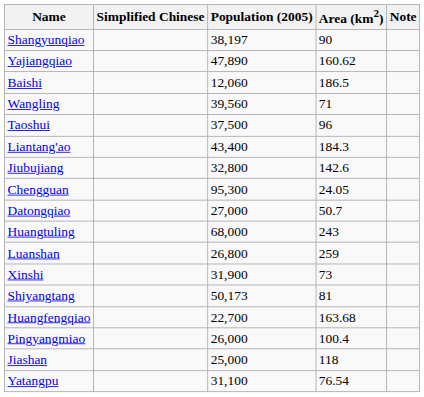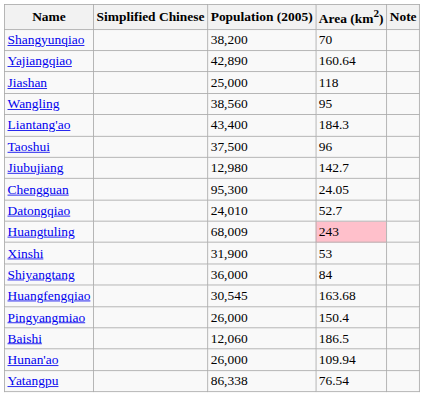(229, 40) 38,197 -> (229, 40) 38,200
(326, 40) 90 -> (326, 40) 70
(229, 61) 47,890 -> (229, 61) 42,890
(337, 61) 160.62 -> (337, 61) 160.64
rows swapped: (25, 82) <-> (27, 359)
(229, 104) 39,560 -> (229, 104) 38,560
(326, 104) 71 -> (326, 104) 95
rows swapped: (29, 125) <-> (39, 146)
(229, 167) 32,800 -> (229, 167) 12,980
(334, 167) 142.6 -> (334, 167) 142.7
(229, 210) 27,000 -> (229, 210) 24,010
(331, 210) 50.7 -> (331, 210) 52.7
(229, 231) 68,000 -> (229, 231) 68,009
(329, 231) no background -> (329, 231) pink background
- row: (34, 253)
(326, 274) 73 -> (326, 253) 53
(229, 295) 50,173 -> (229, 274) 36,000
(326, 295) 81 -> (326, 274) 84
(229, 317) 22,700 -> (229, 295) 30,545
(334, 338) 100.4 -> (334, 317) 150.4
+ row: (33, 359)
(229, 381) 31,100 -> (229, 381) 86,338
